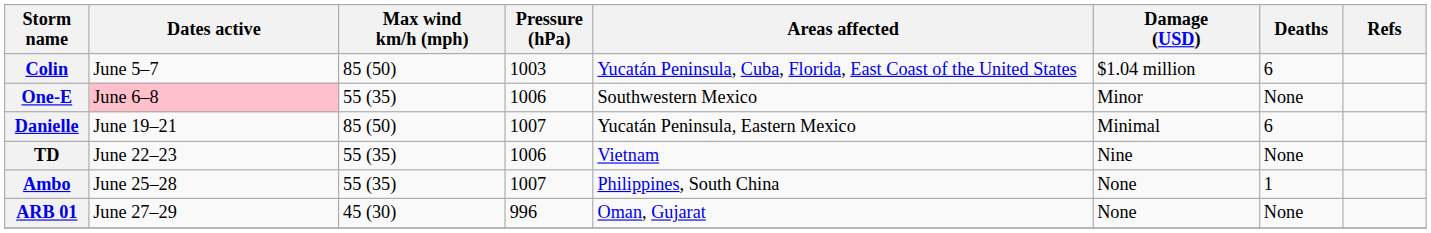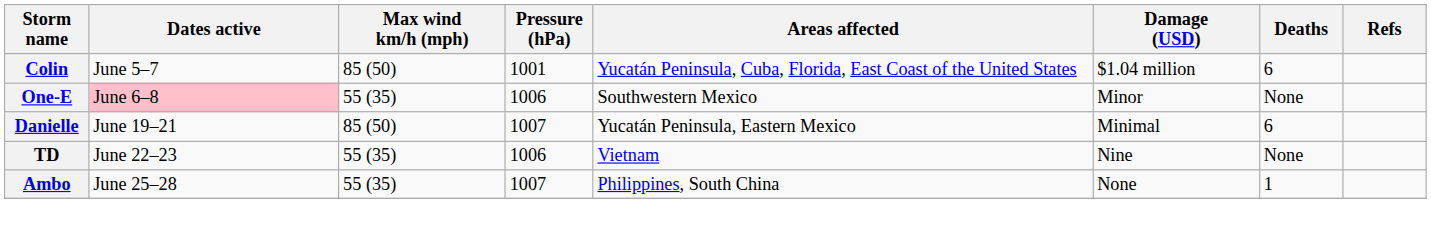(528, 68) 1003 -> (528, 68) 1001
- row: (47, 213)
